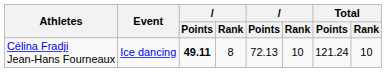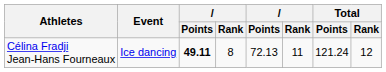(298, 53) 10 -> (298, 53) 11
(366, 53) 10 -> (366, 53) 12
